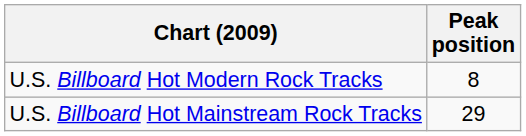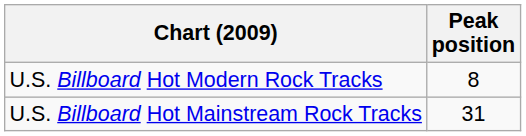(473, 113) 29 -> (473, 113) 31
